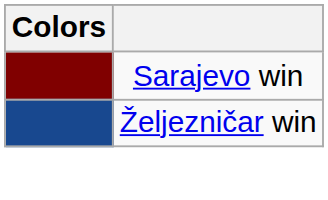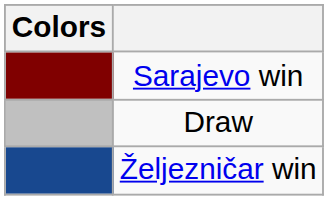+ row: (218, 122)
